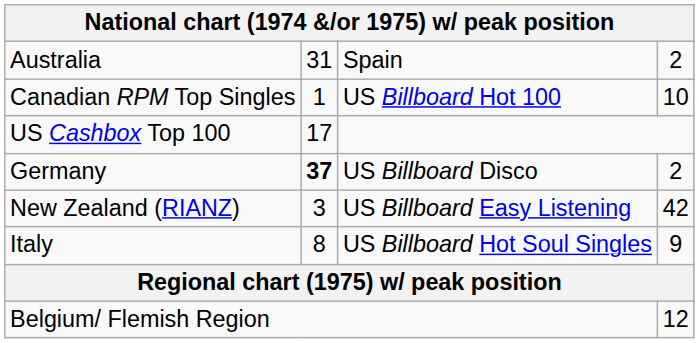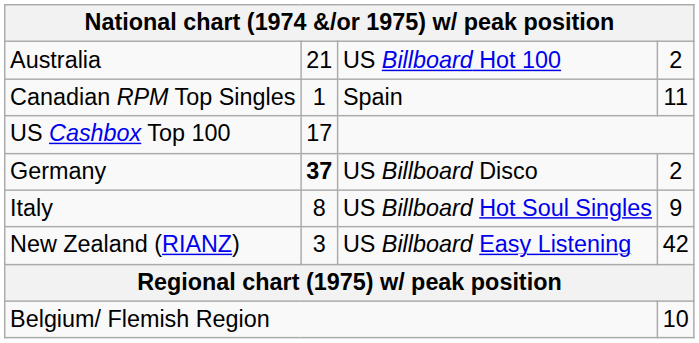(319, 60) 31 -> (319, 60) 21
(373, 60) Spain -> (452, 60) US Billboard Hot 100
(452, 97) US Billboard Hot 100 -> (373, 97) Spain
(676, 97) 10 -> (676, 97) 11
rows swapped: (32, 245) <-> (125, 208)
(676, 319) 12 -> (676, 319) 10
